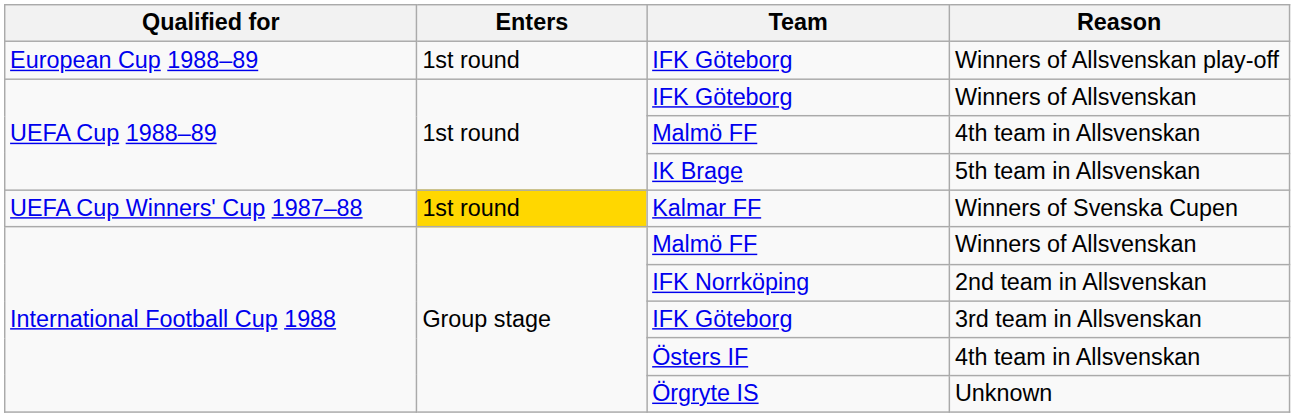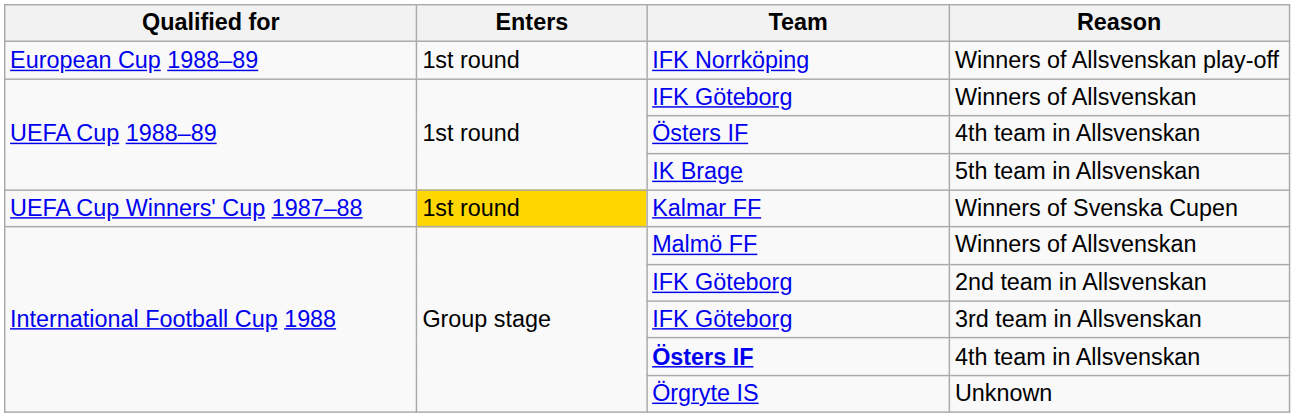(722, 60) IFK Göteborg -> (731, 60) IFK Norrköping
(705, 134) Malmö FF -> (700, 134) Östers IF
(731, 282) IFK Norrköping -> (722, 282) IFK Göteborg
(700, 356) normal -> (703, 356) bold
